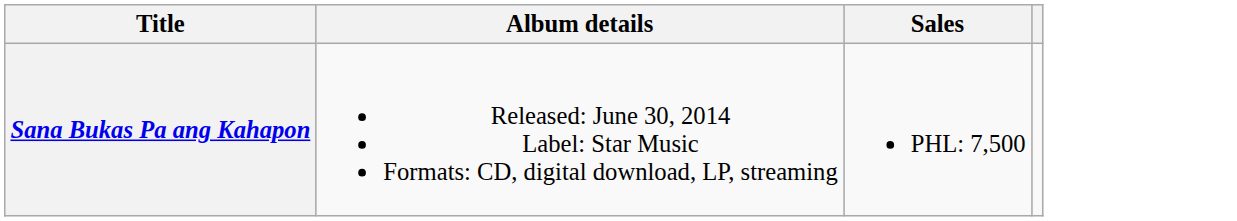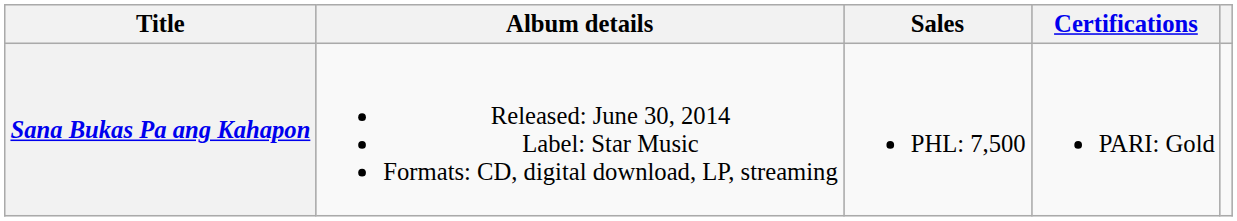+ column: (1126, 24)
